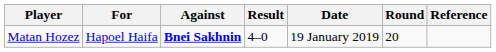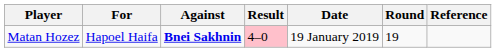(258, 36) no background -> (258, 36) pink background
(392, 36) 20 -> (392, 36) 19
